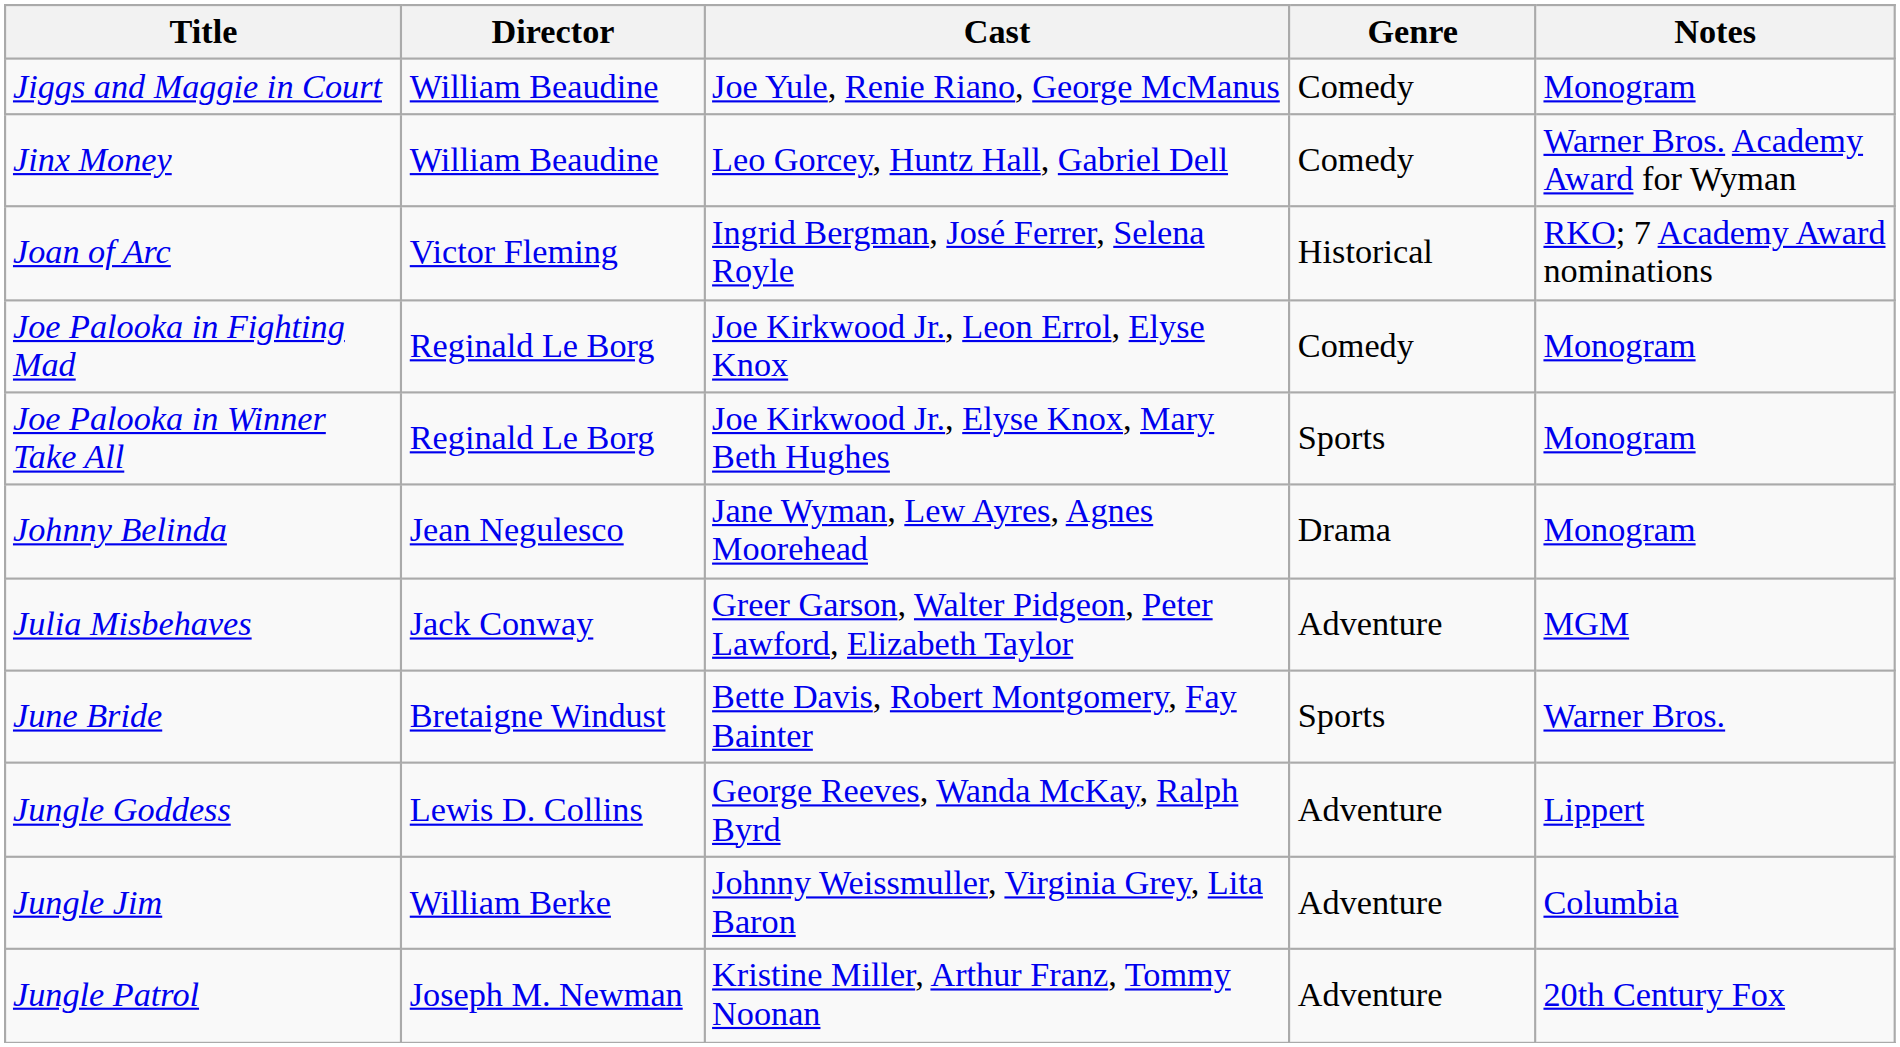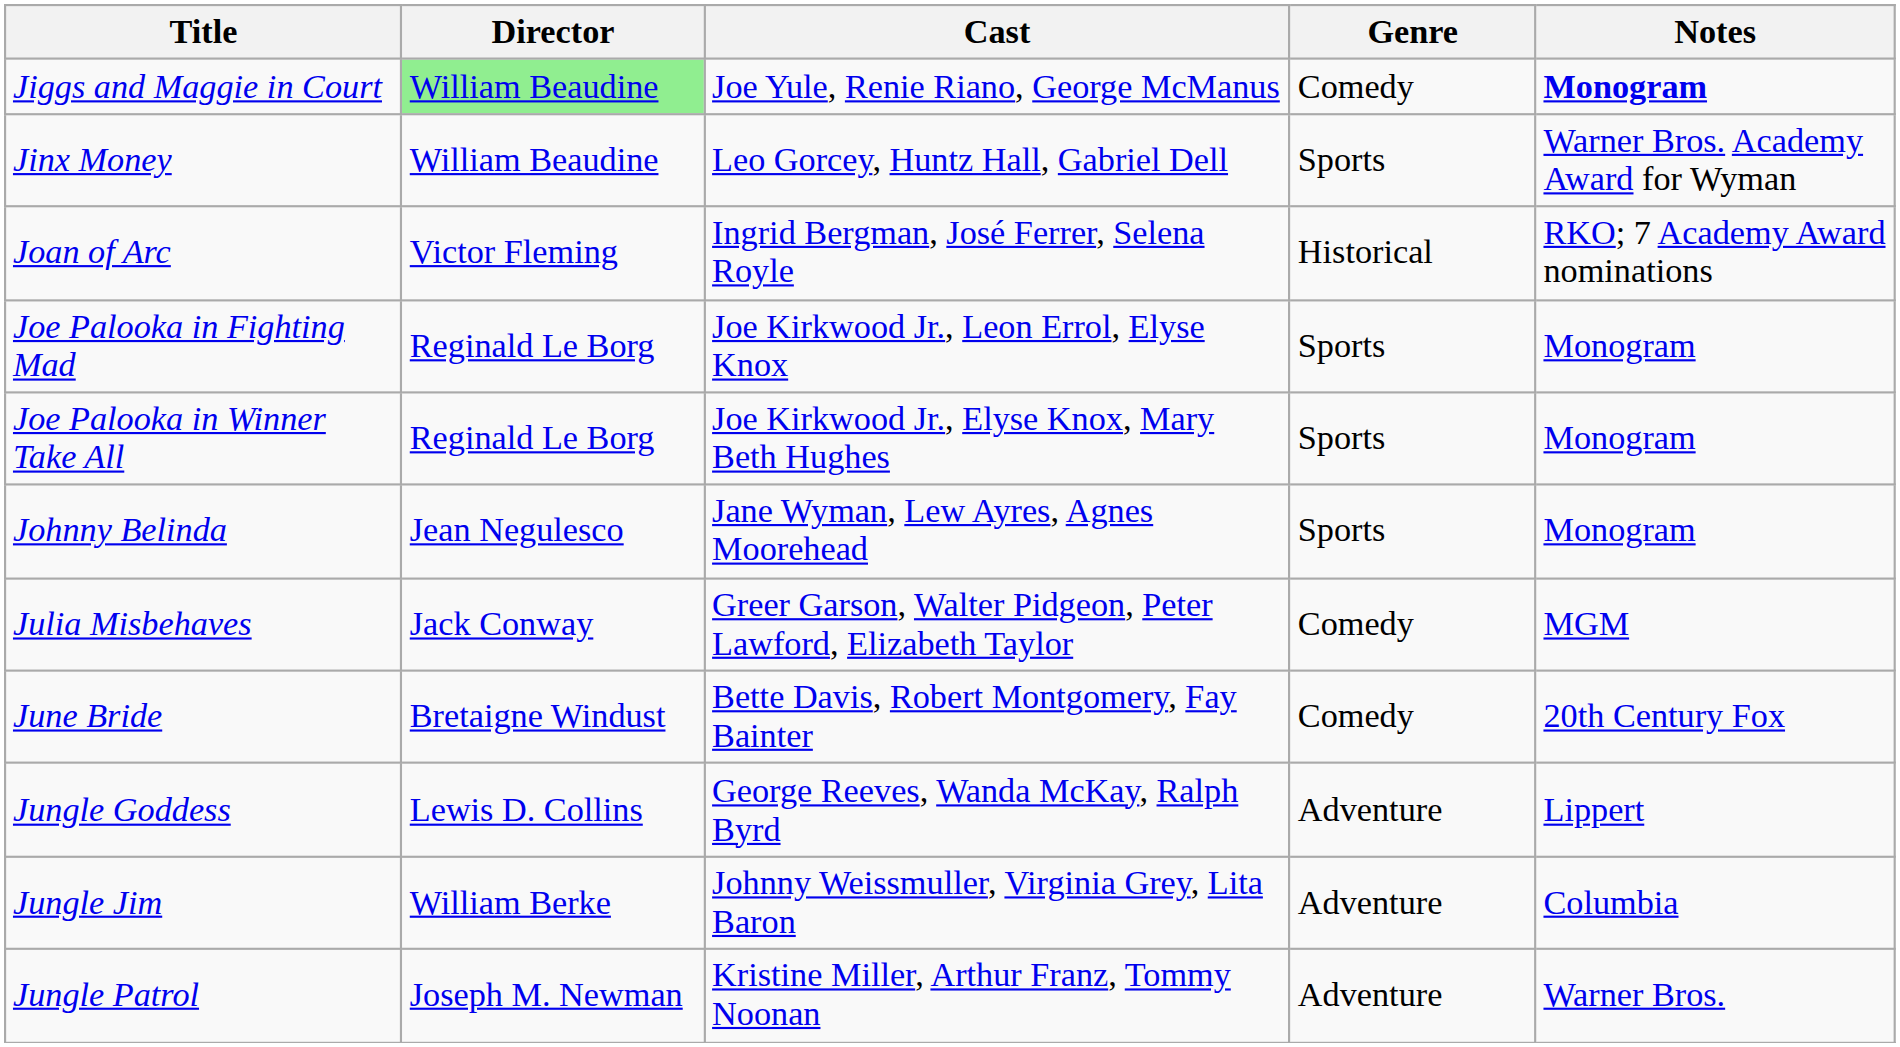(534, 85) no background -> (534, 85) lightgreen background
(1620, 85) normal -> (1625, 85) bold
(1356, 159) Comedy -> (1342, 159) Sports
(1356, 345) Comedy -> (1342, 345) Sports
(1344, 530) Drama -> (1342, 530) Sports
(1370, 623) Adventure -> (1356, 623) Comedy
(1342, 716) Sports -> (1356, 716) Comedy
(1634, 716) Warner Bros. -> (1664, 716) 20th Century Fox
(1664, 994) 20th Century Fox -> (1634, 994) Warner Bros.
